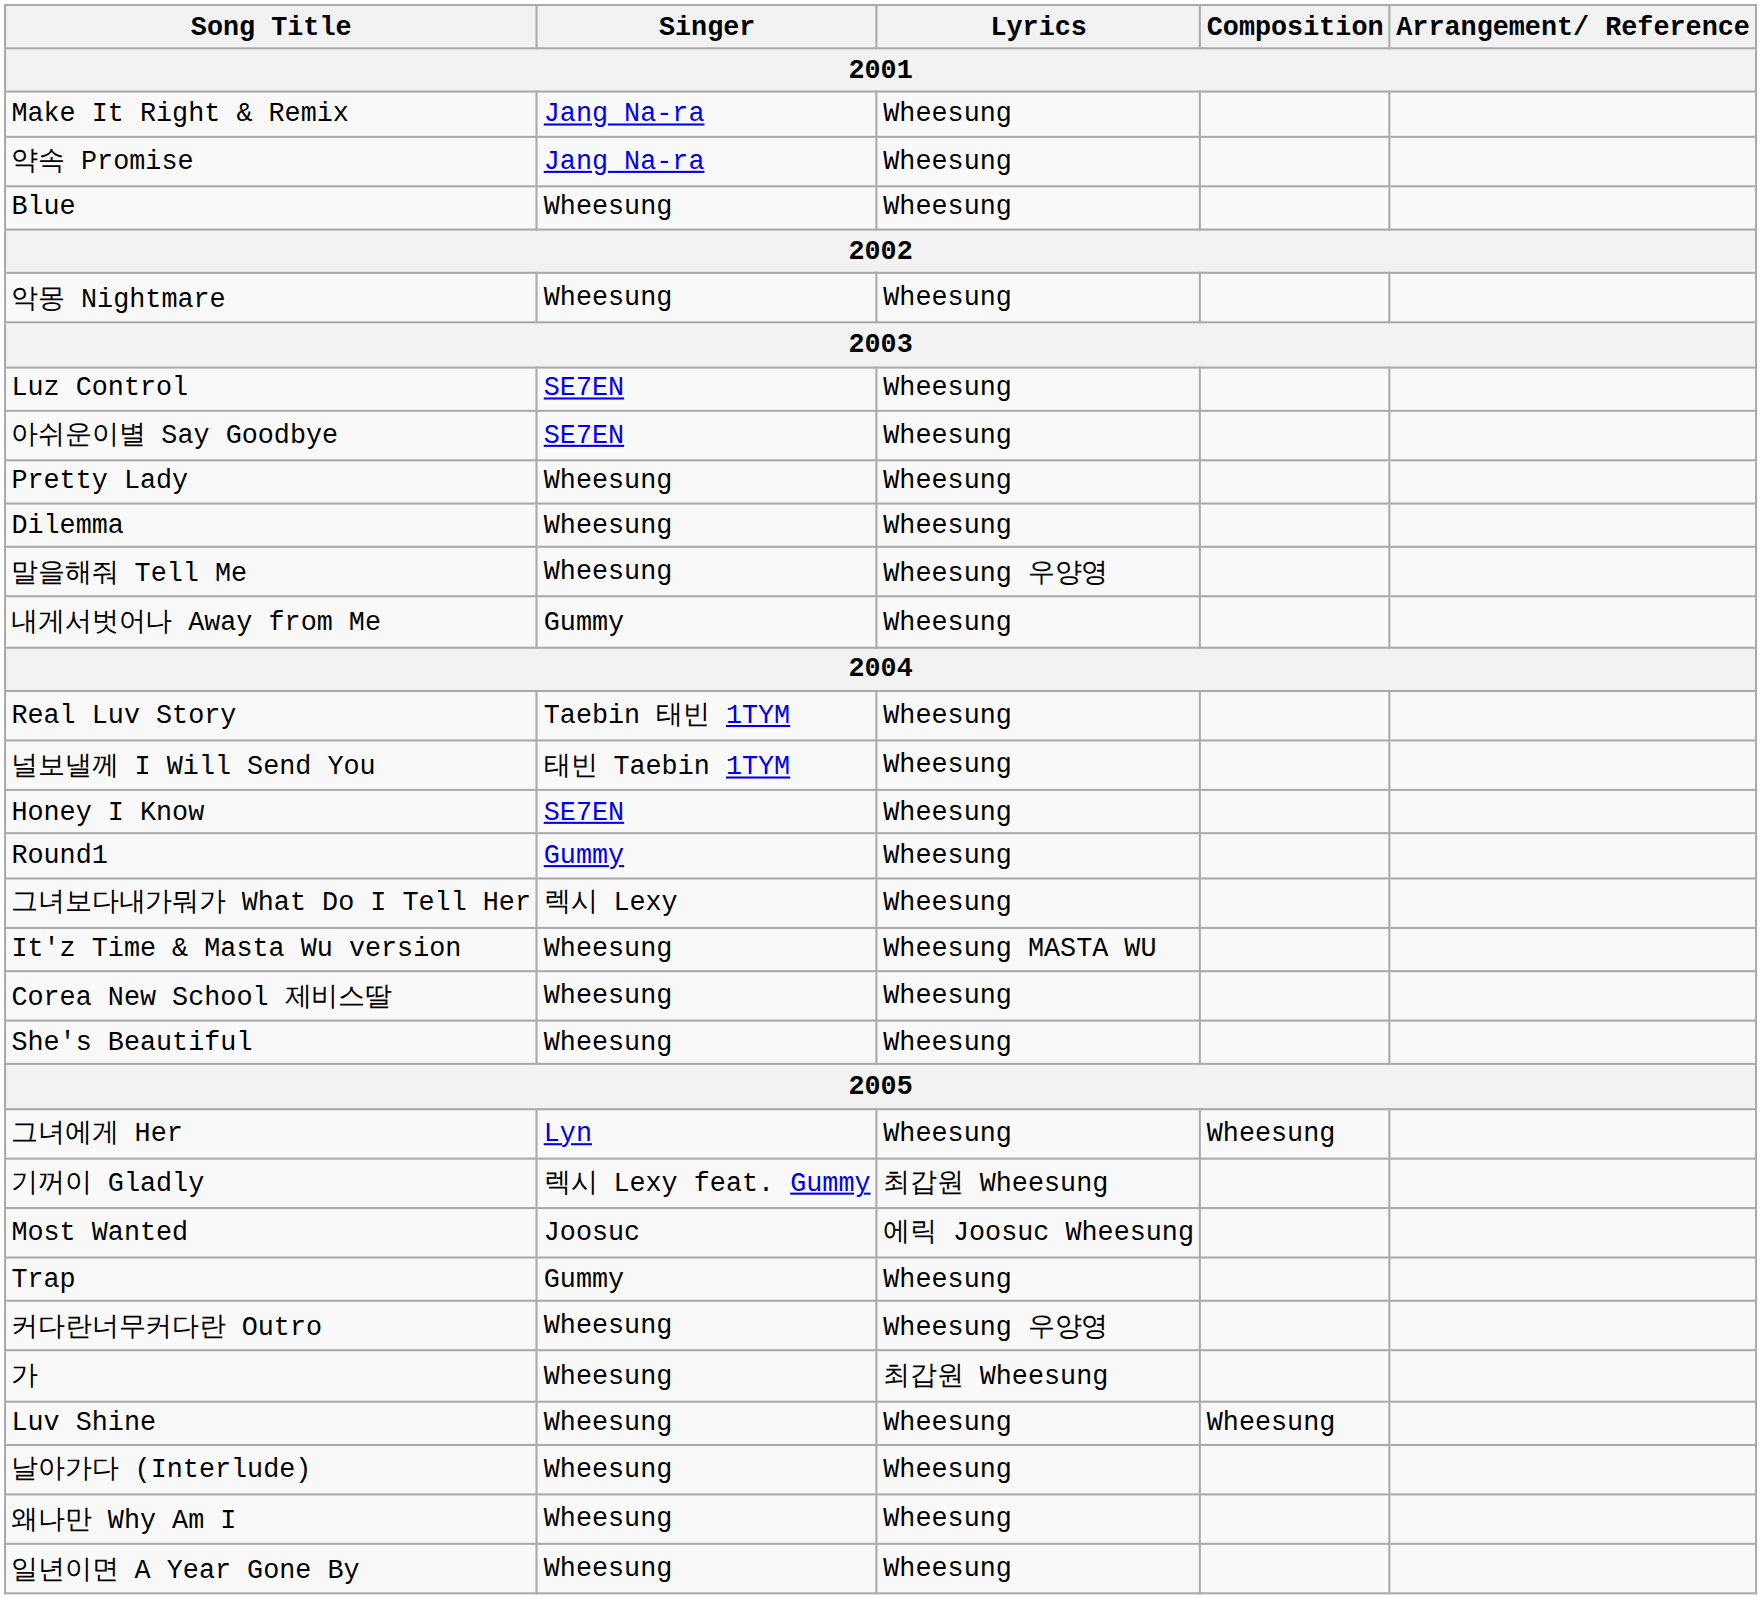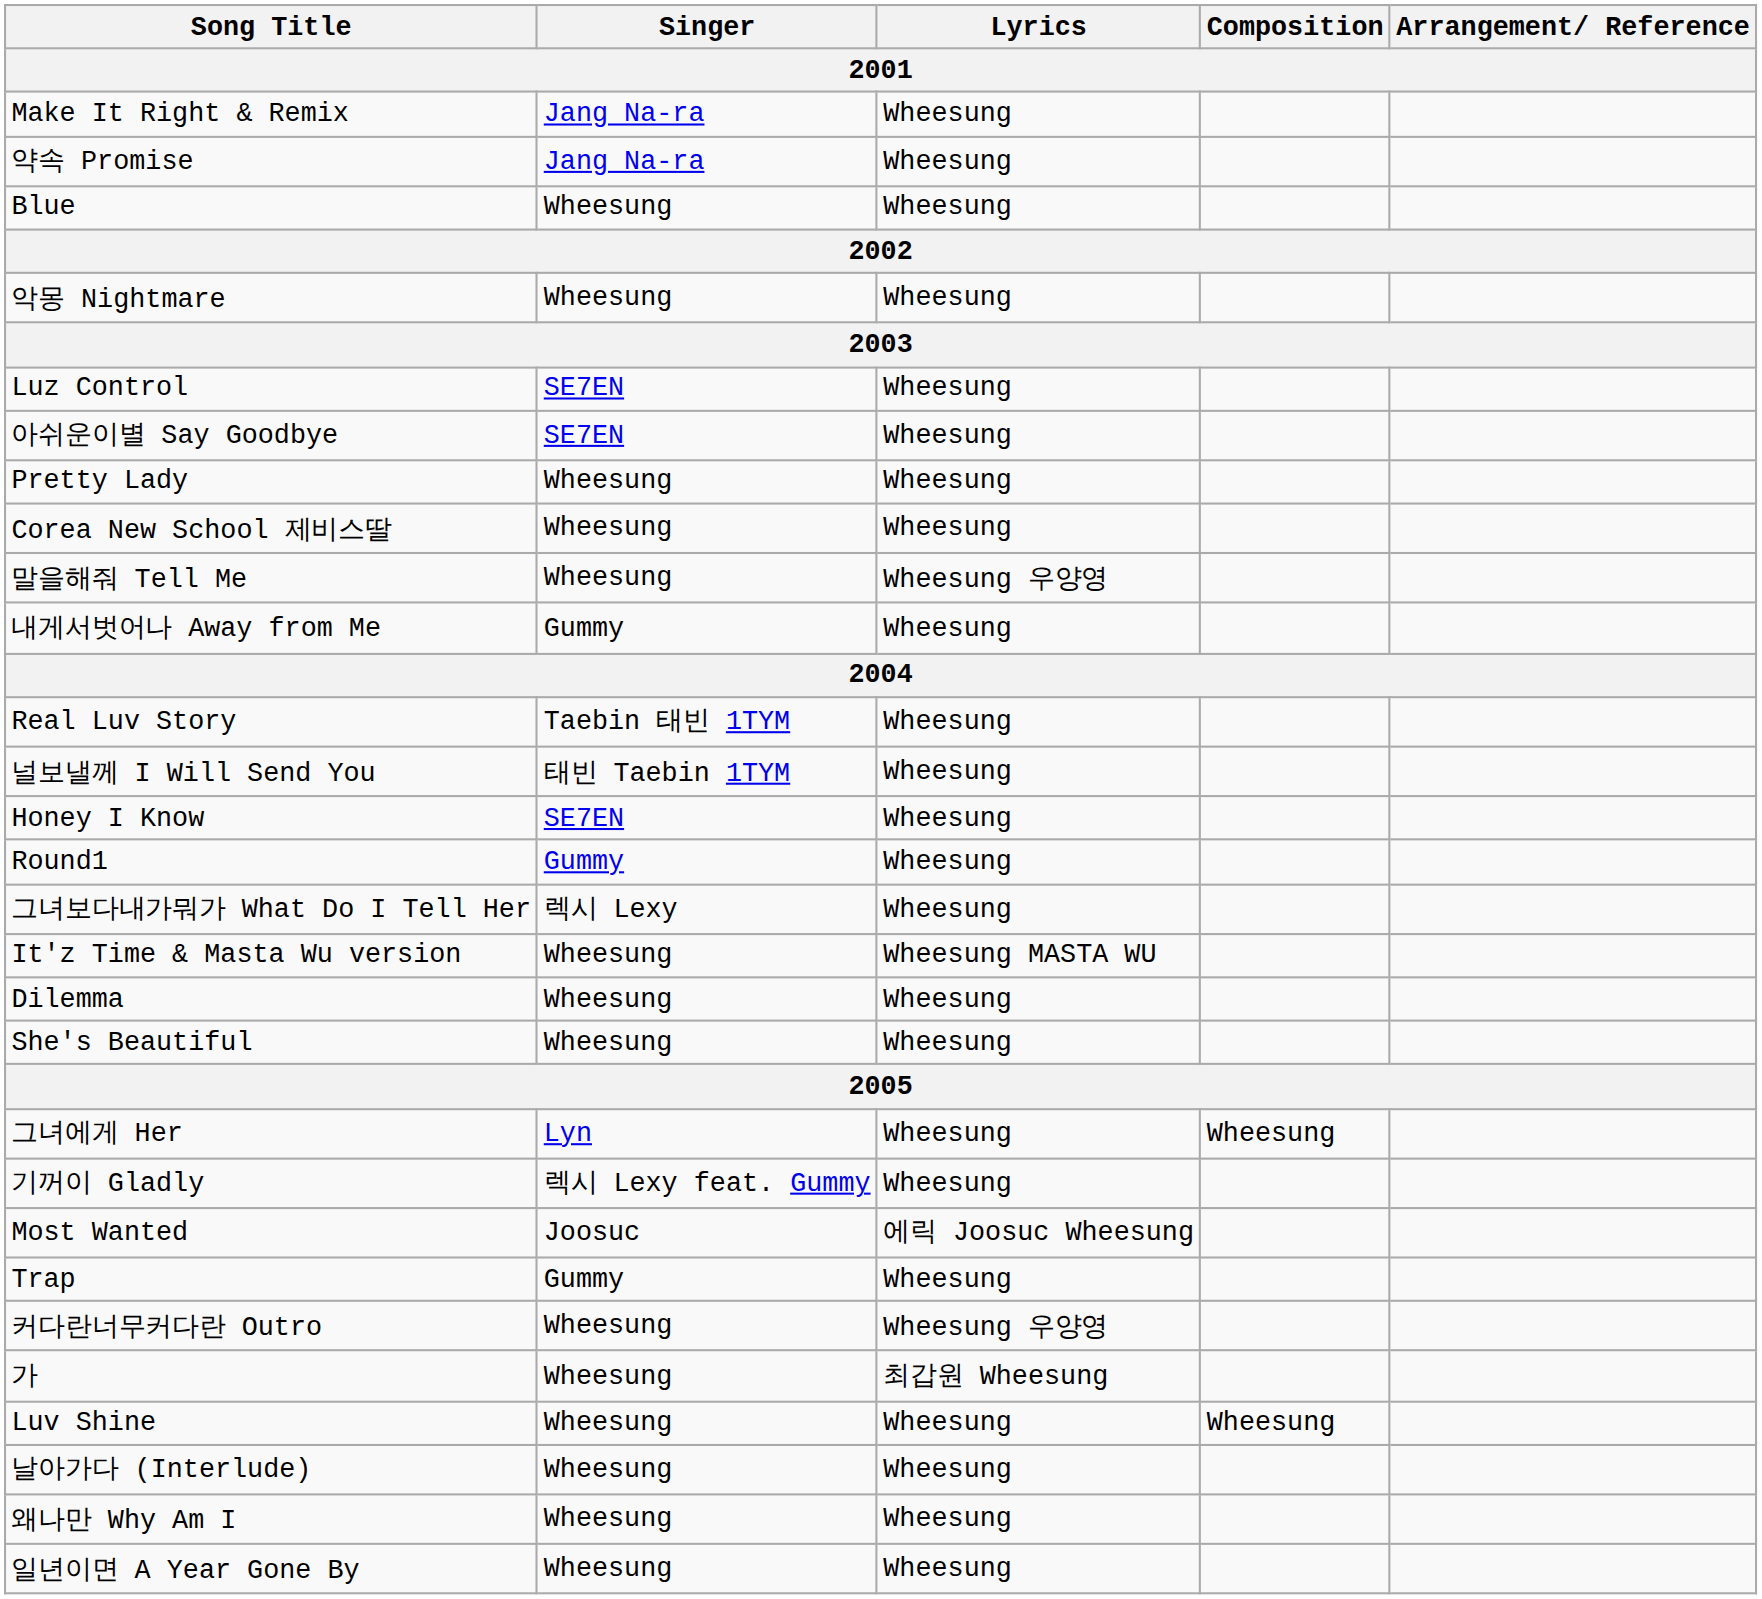rows swapped: (68, 526) <-> (202, 997)
(996, 1184) 최갑원 Wheesung -> (948, 1183) Wheesung
